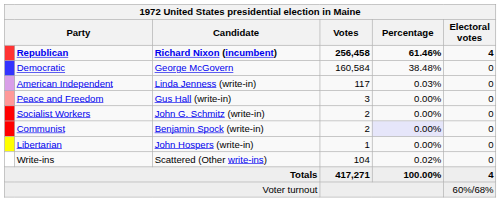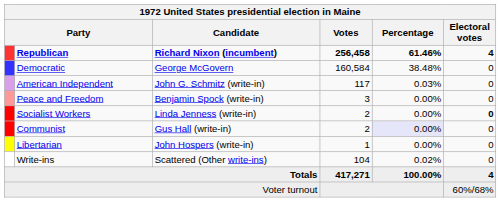(205, 83) Linda Jenness (write-in) -> (210, 83) John G. Schmitz (write-in)
(193, 99) Gus Hall (write-in) -> (209, 99) Benjamin Spock (write-in)
(210, 114) John G. Schmitz (write-in) -> (205, 114) Linda Jenness (write-in)
(491, 114) normal -> (491, 114) bold
(209, 129) Benjamin Spock (write-in) -> (193, 129) Gus Hall (write-in)
